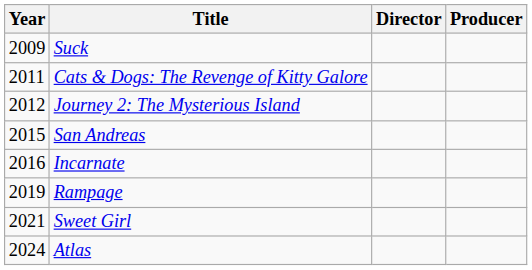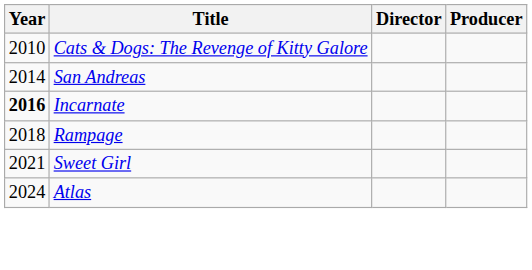- row: (71, 47)
(27, 76) 2011 -> (27, 47) 2010
- row: (177, 105)
(27, 134) 2015 -> (27, 76) 2014
(27, 163) normal -> (27, 105) bold
(27, 192) 2019 -> (27, 134) 2018
